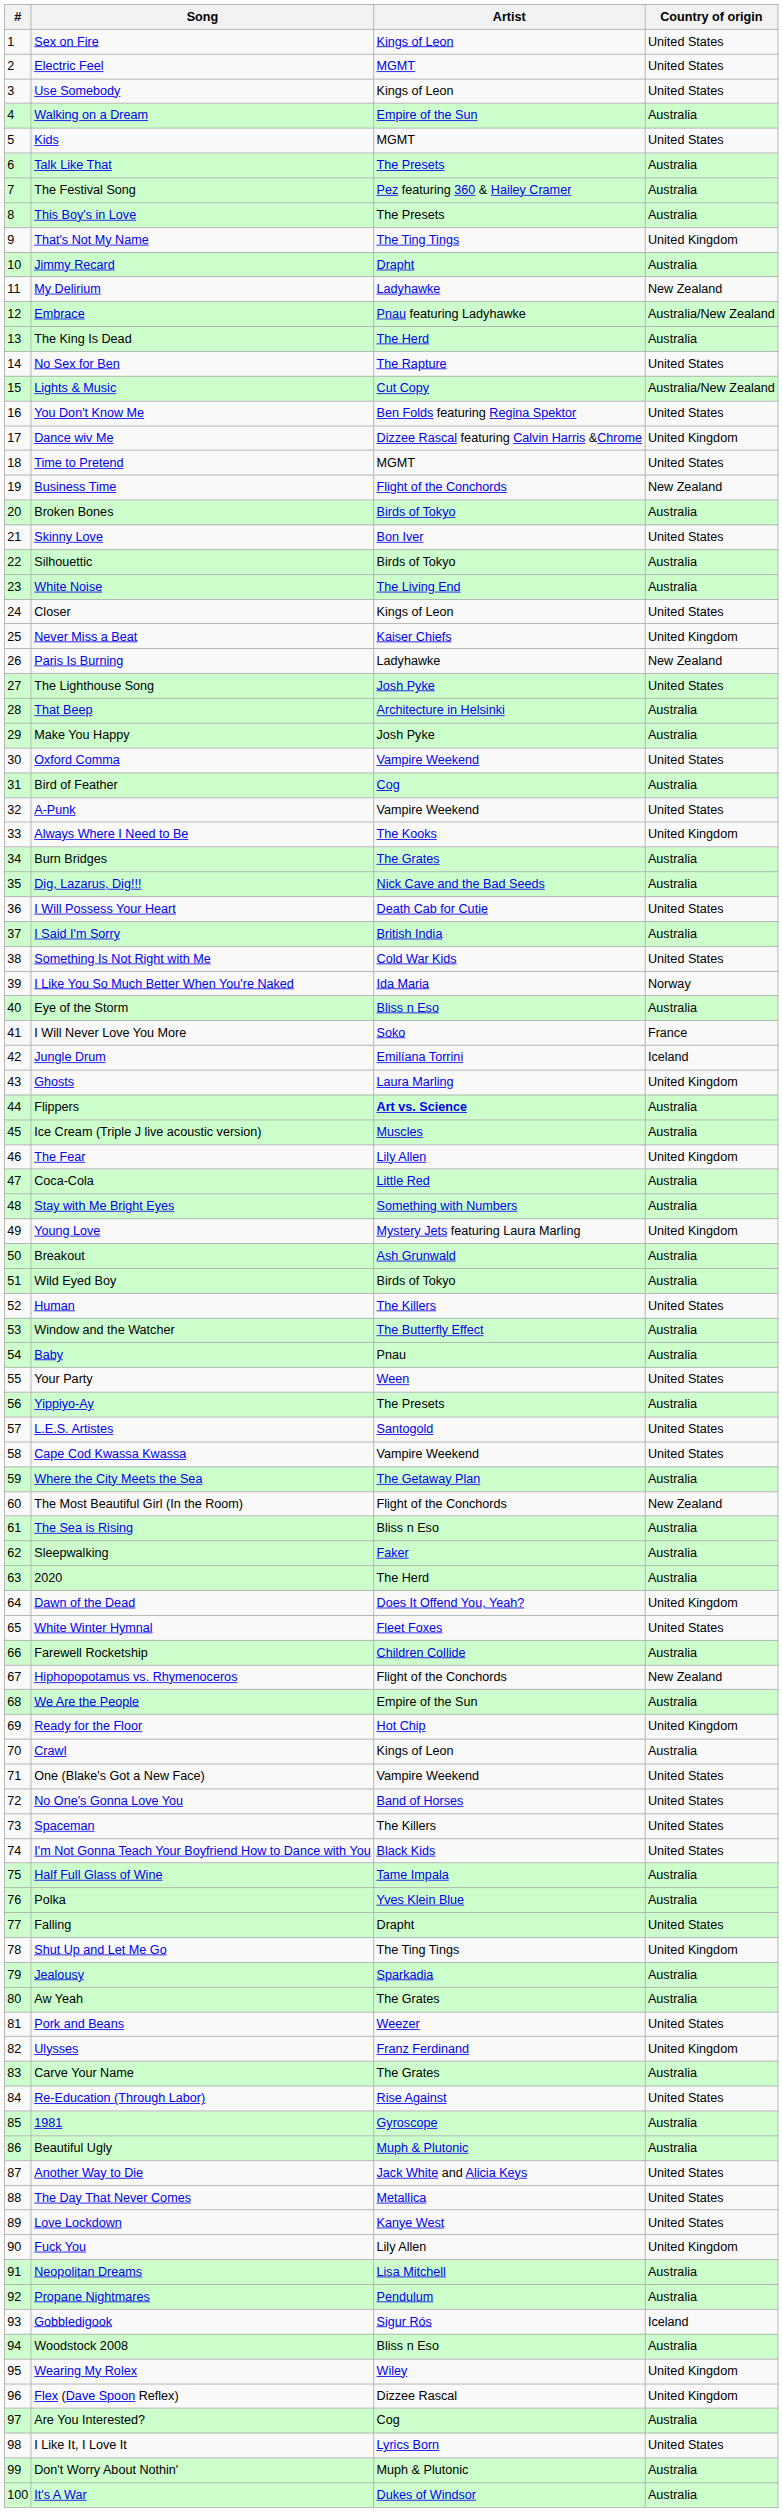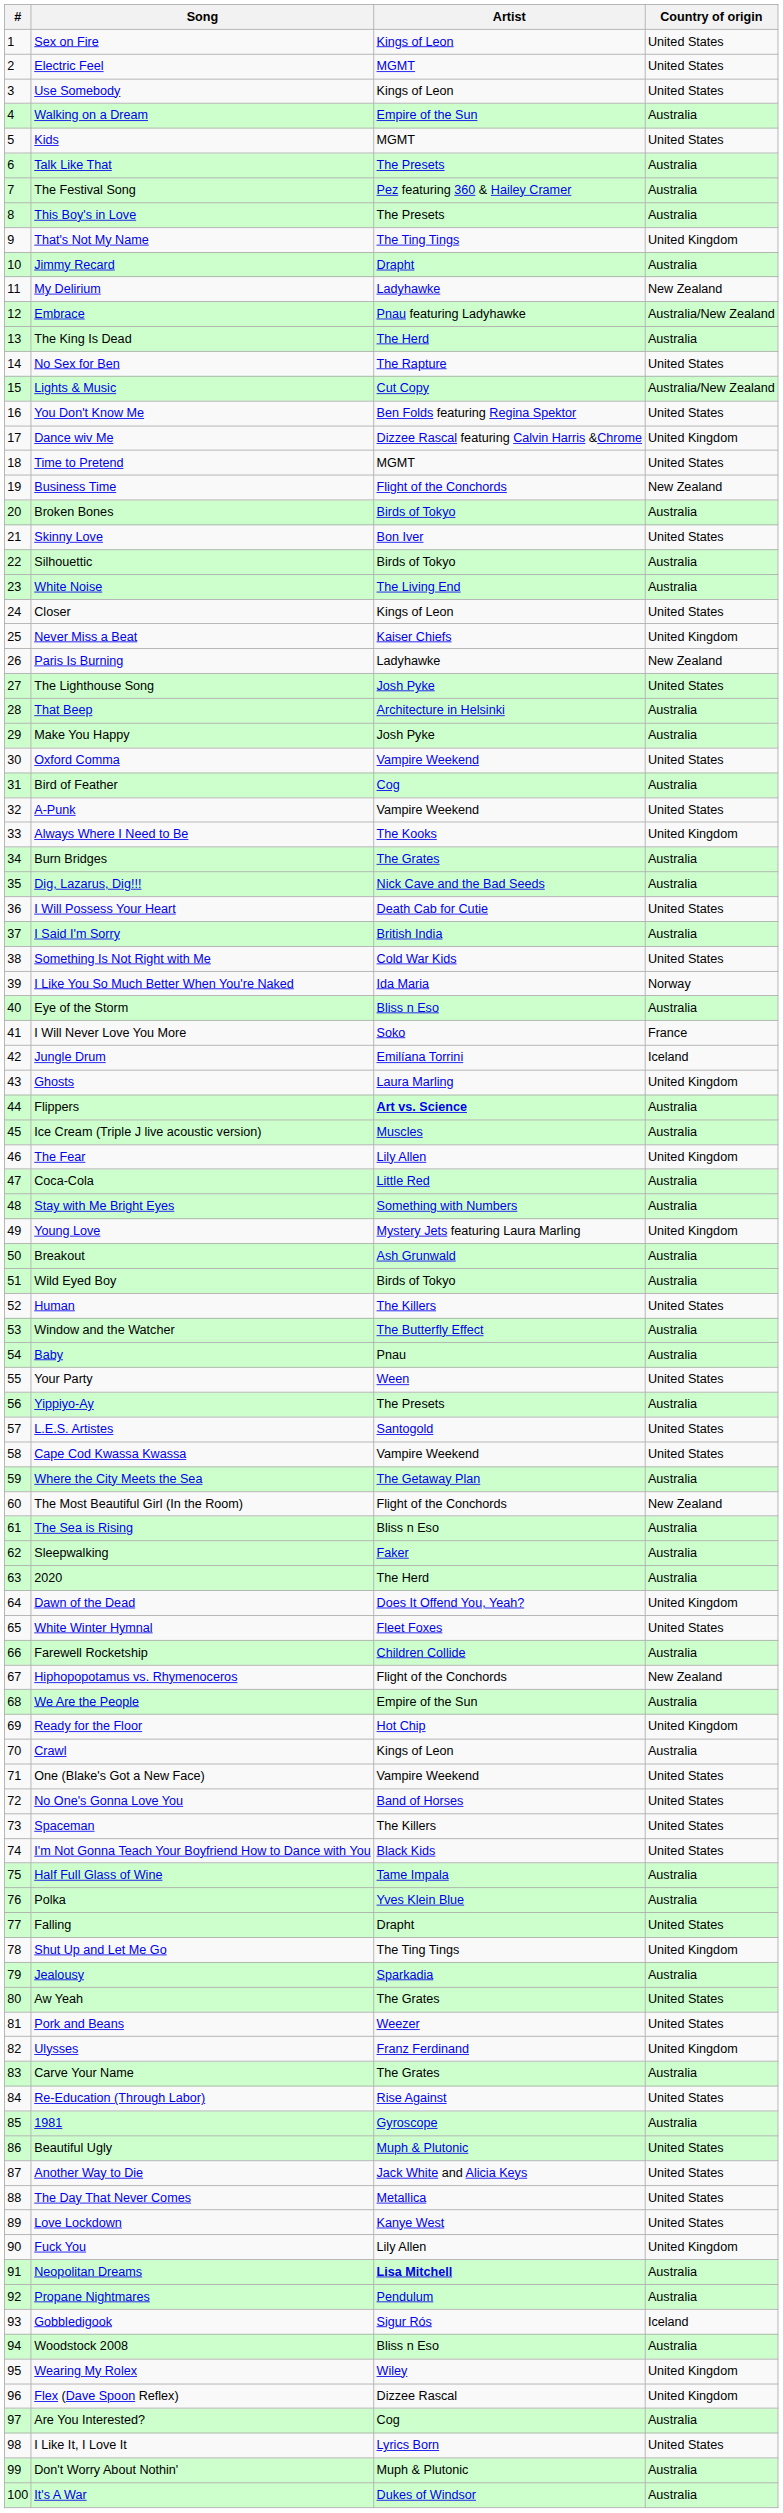(672, 1999) Australia -> (686, 1999) United States
(672, 2148) Australia -> (686, 2148) United States
(411, 2272) normal -> (414, 2272) bold
